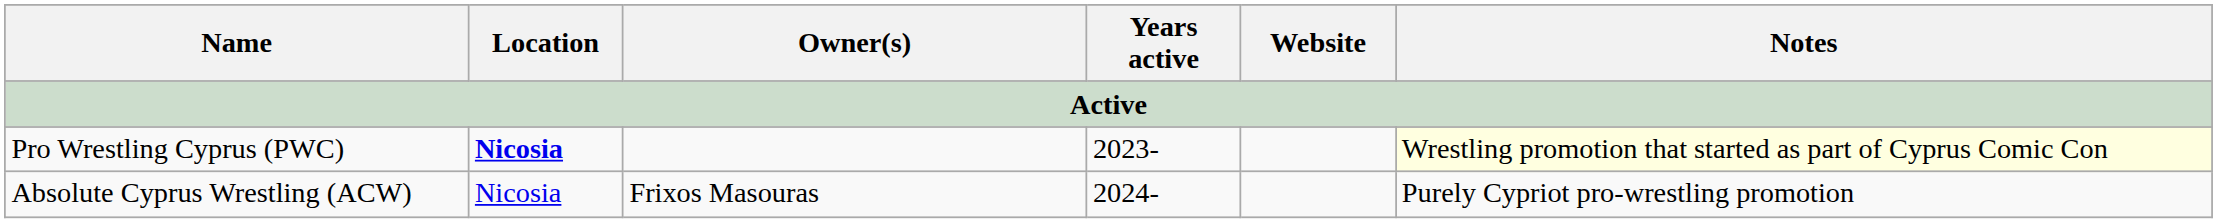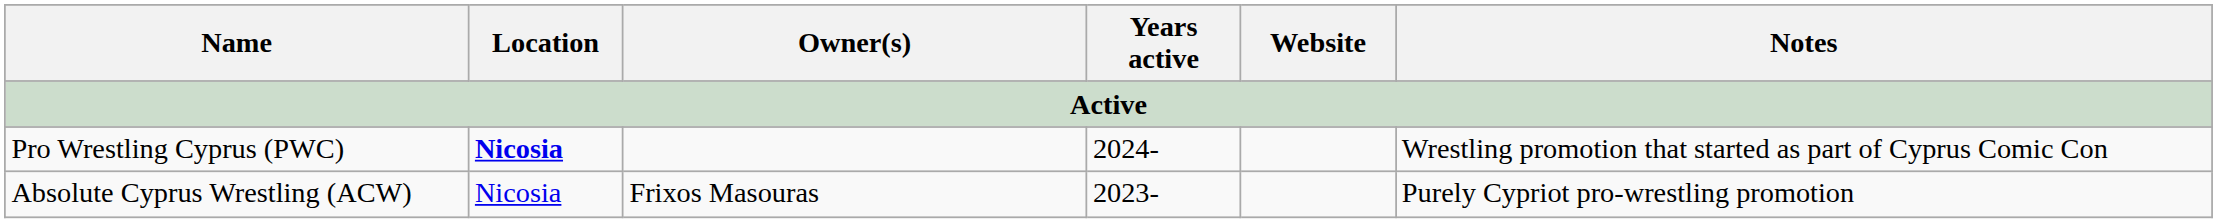(1126, 148) 2023- -> (1126, 148) 2024-
(1755, 148) lightyellow background -> (1755, 148) no background
(1126, 193) 2024- -> (1126, 193) 2023-
